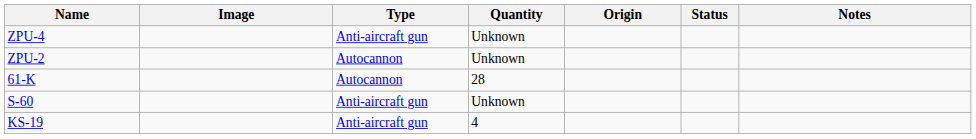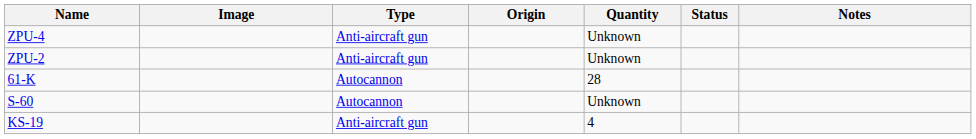columns swapped: (623, 15) <-> (516, 15)
(369, 58) Autocannon -> (382, 58) Anti-aircraft gun
(382, 101) Anti-aircraft gun -> (369, 101) Autocannon
